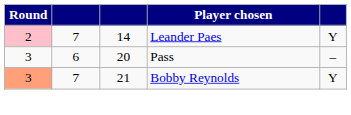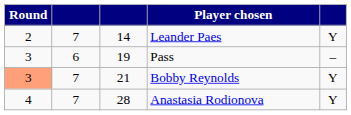(28, 36) pink background -> (28, 36) no background
(123, 57) 20 -> (123, 57) 19
+ row: (207, 99)
